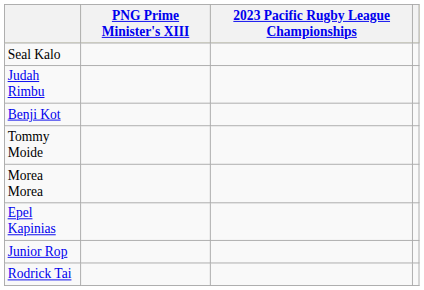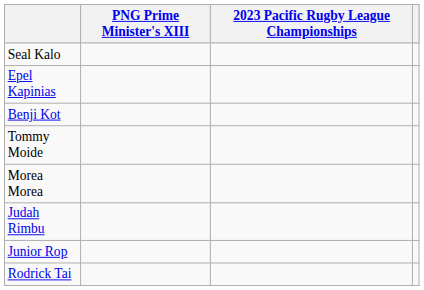rows swapped: (32, 221) <-> (26, 84)
